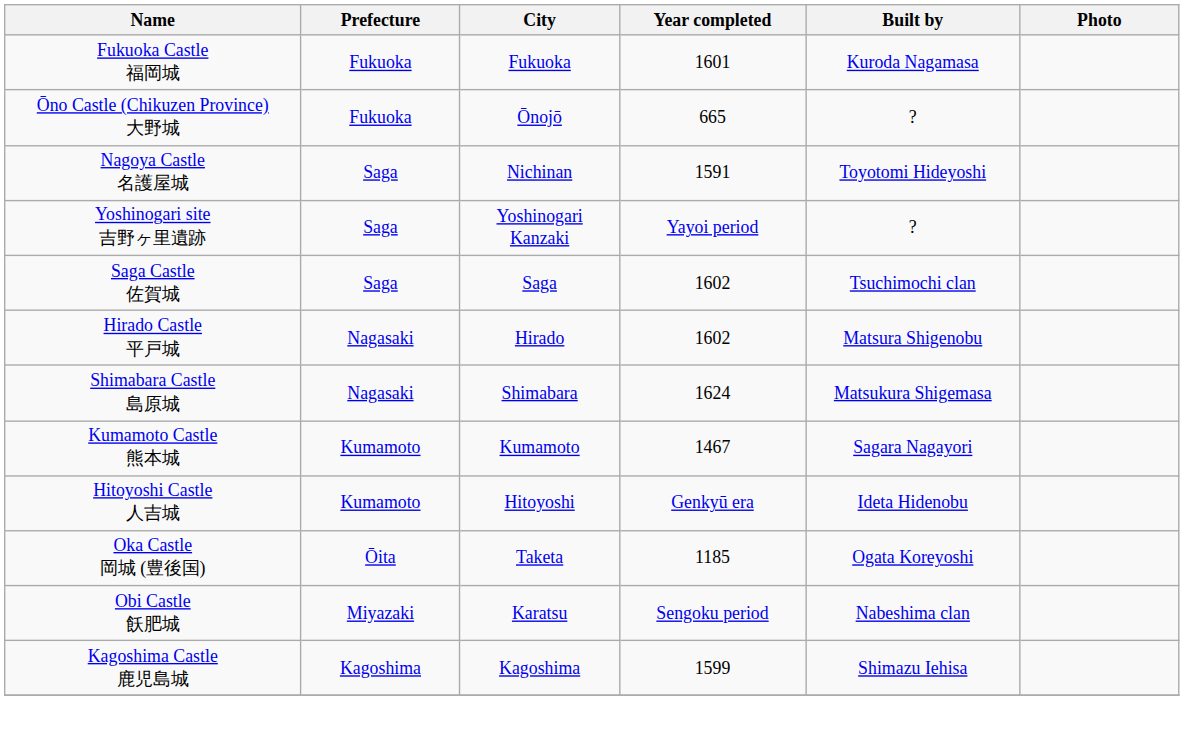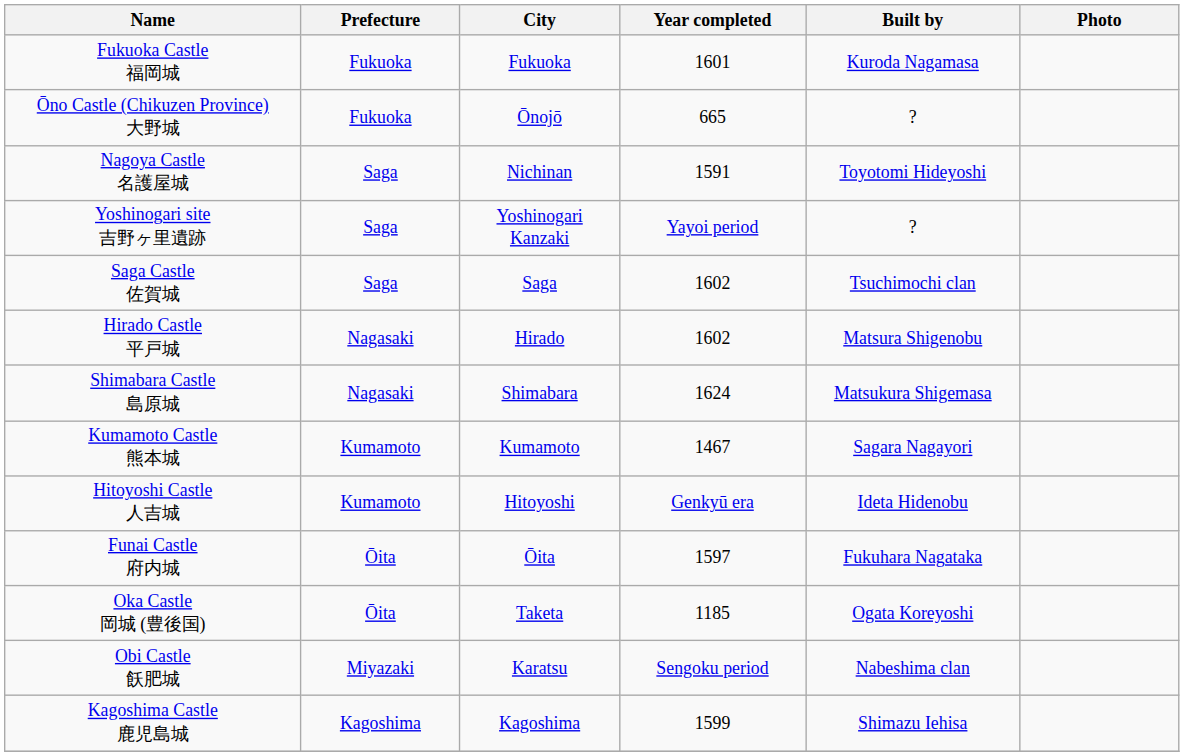+ row: (153, 557)
